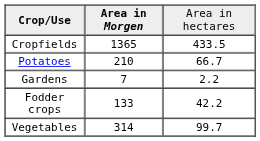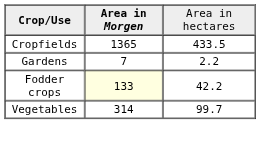- row: (45, 62)
(124, 103) no background -> (124, 85) lightyellow background
